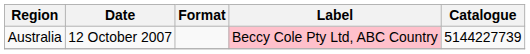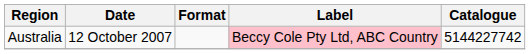(483, 37) 5144227739 -> (483, 37) 5144227742
